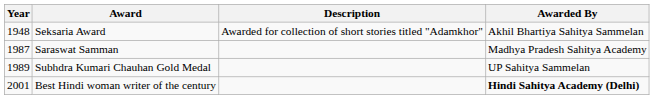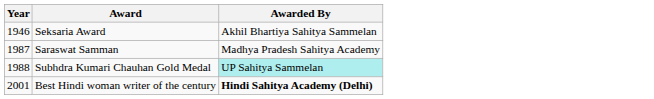- column: (352, 13)
(18, 31) 1948 -> (18, 31) 1946
(18, 67) 1989 -> (18, 67) 1988
(539, 67) no background -> (272, 67) paleturquoise background
